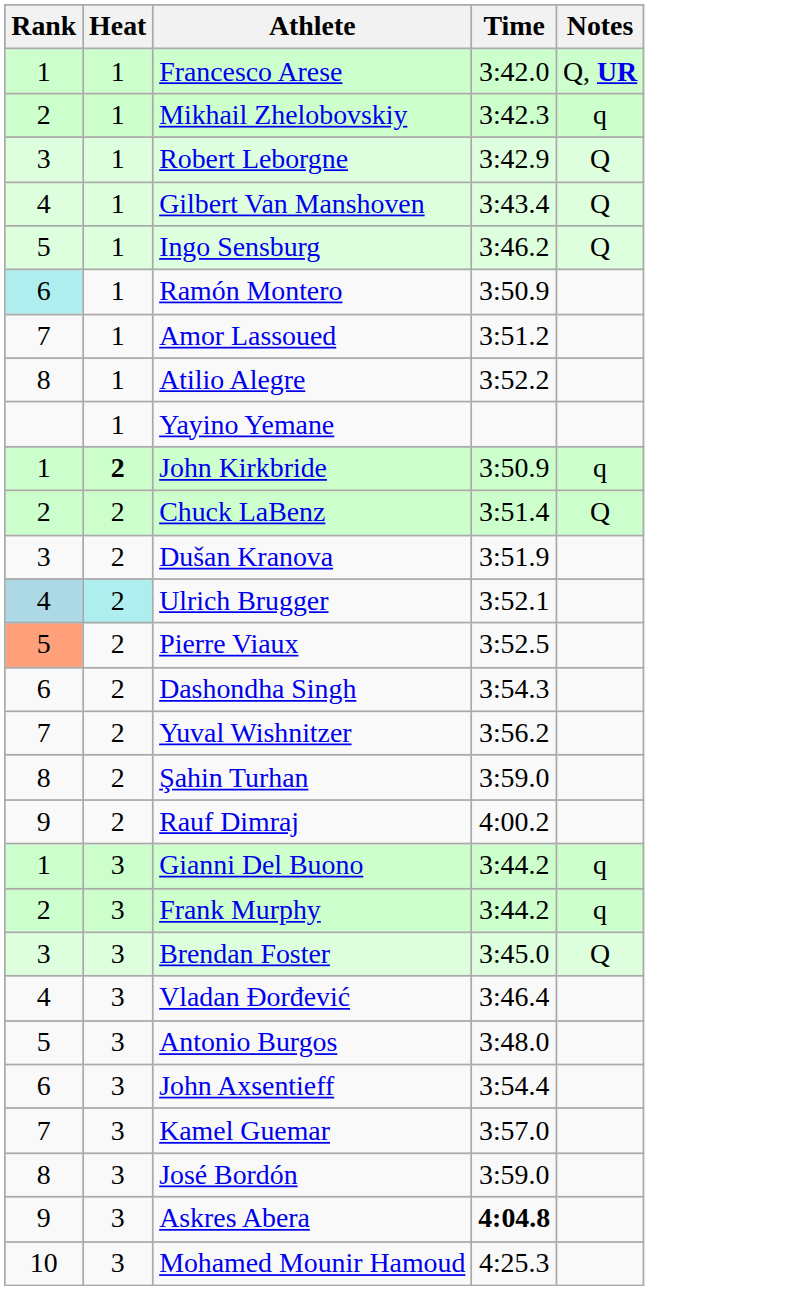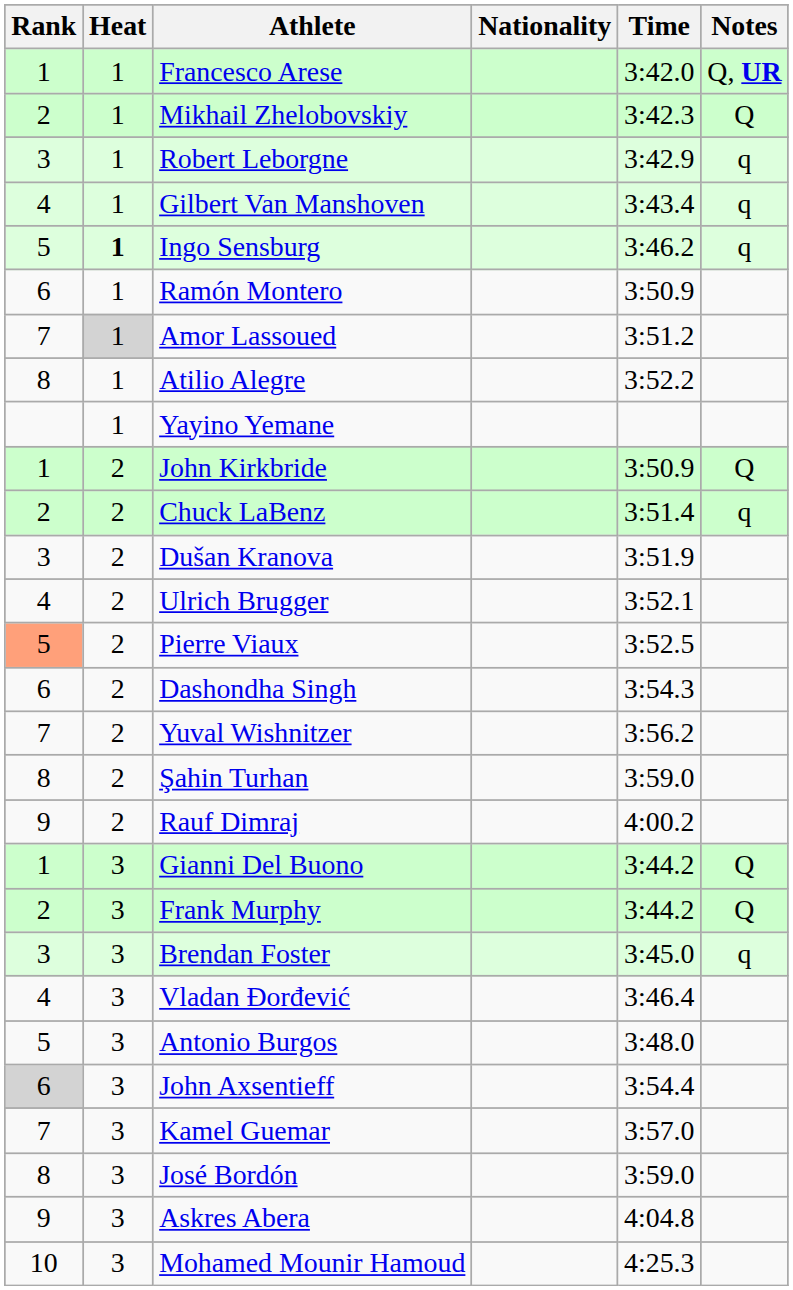+ column: (545, 26)
(600, 114) q -> (744, 114) Q
(600, 159) Q -> (744, 159) q
(600, 203) Q -> (744, 203) q
(118, 247) normal -> (118, 247) bold
(600, 247) Q -> (744, 247) q
(44, 291) paleturquoise background -> (44, 291) no background
(118, 335) no background -> (118, 335) lightgrey background
(118, 468) bold -> (118, 468) normal
(600, 468) q -> (744, 468) Q
(600, 512) Q -> (744, 512) q
(44, 600) lightblue background -> (44, 600) no background
(118, 600) paleturquoise background -> (118, 600) no background
(600, 865) q -> (744, 865) Q
(600, 909) q -> (744, 909) Q
(600, 953) Q -> (744, 953) q
(44, 1086) no background -> (44, 1086) lightgrey background
(514, 1218) bold -> (659, 1218) normal
